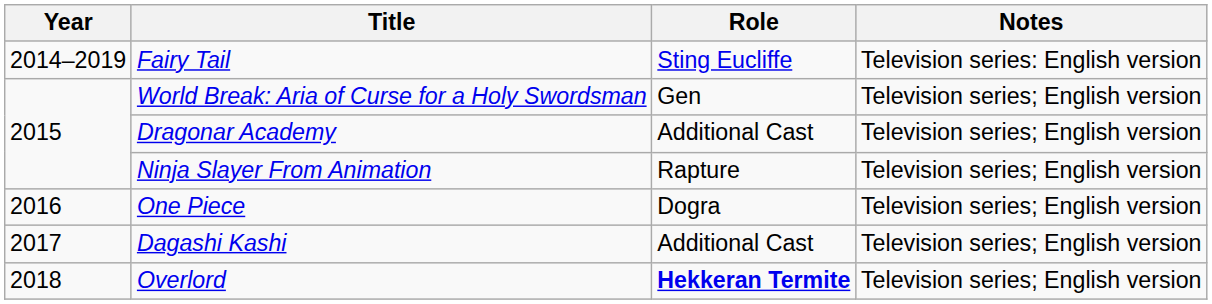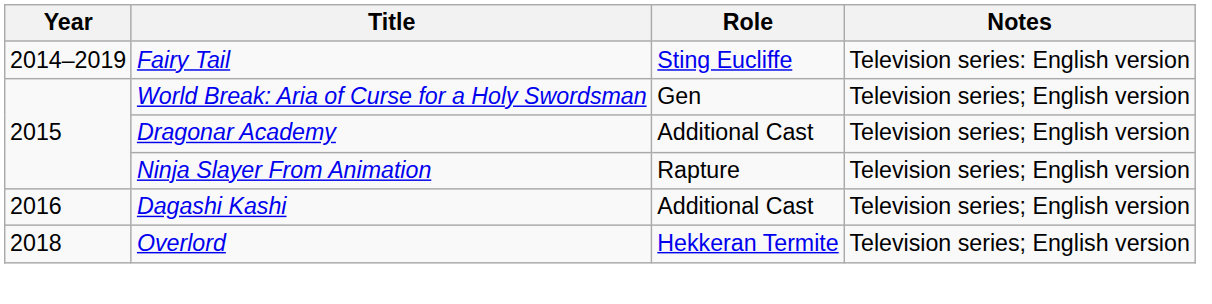- row: (191, 206)
(36, 243) 2017 -> (36, 206) 2016
(754, 280) bold -> (748, 243) normal
